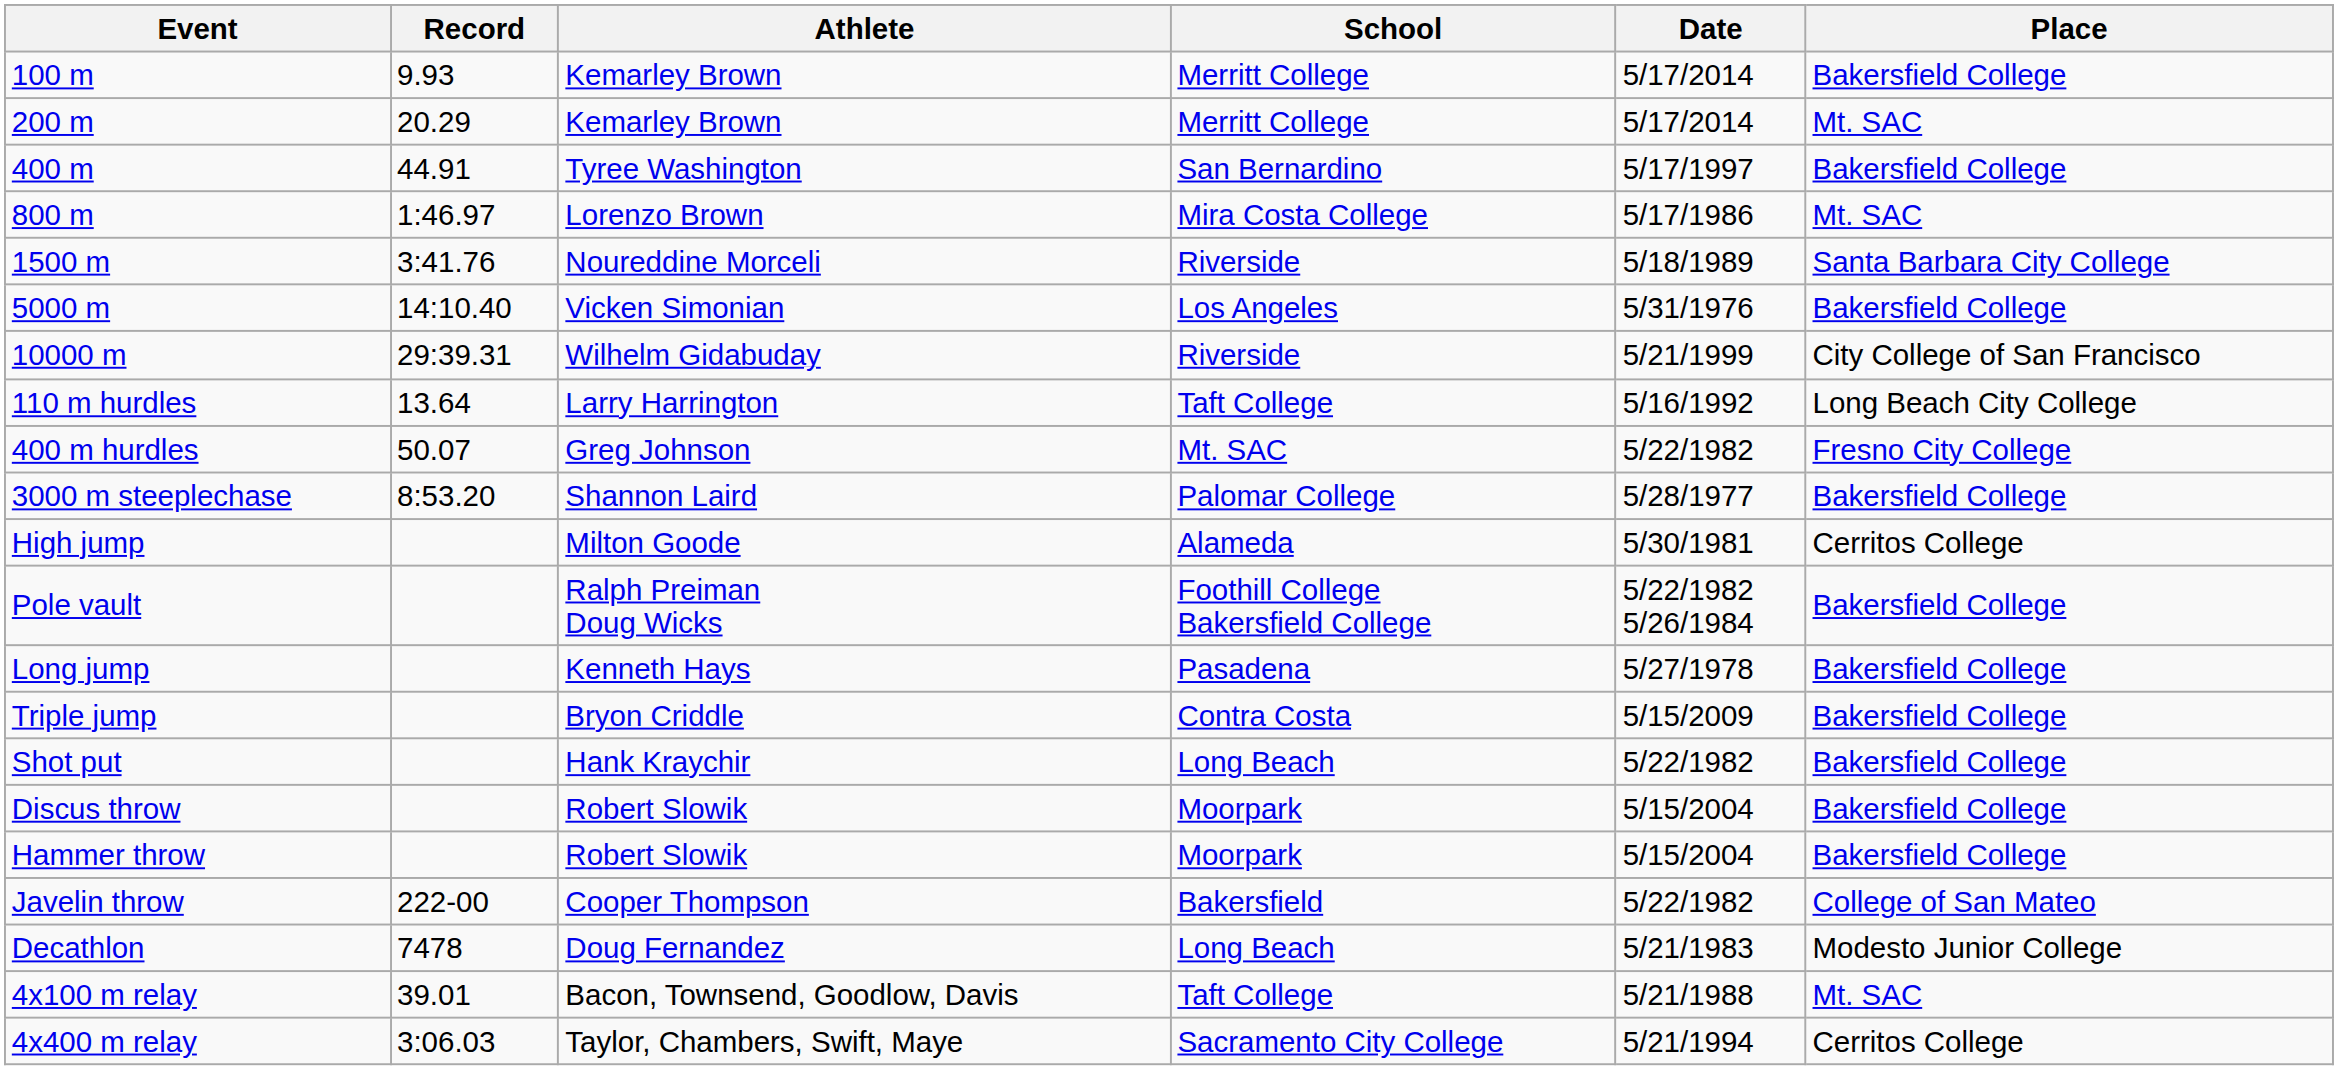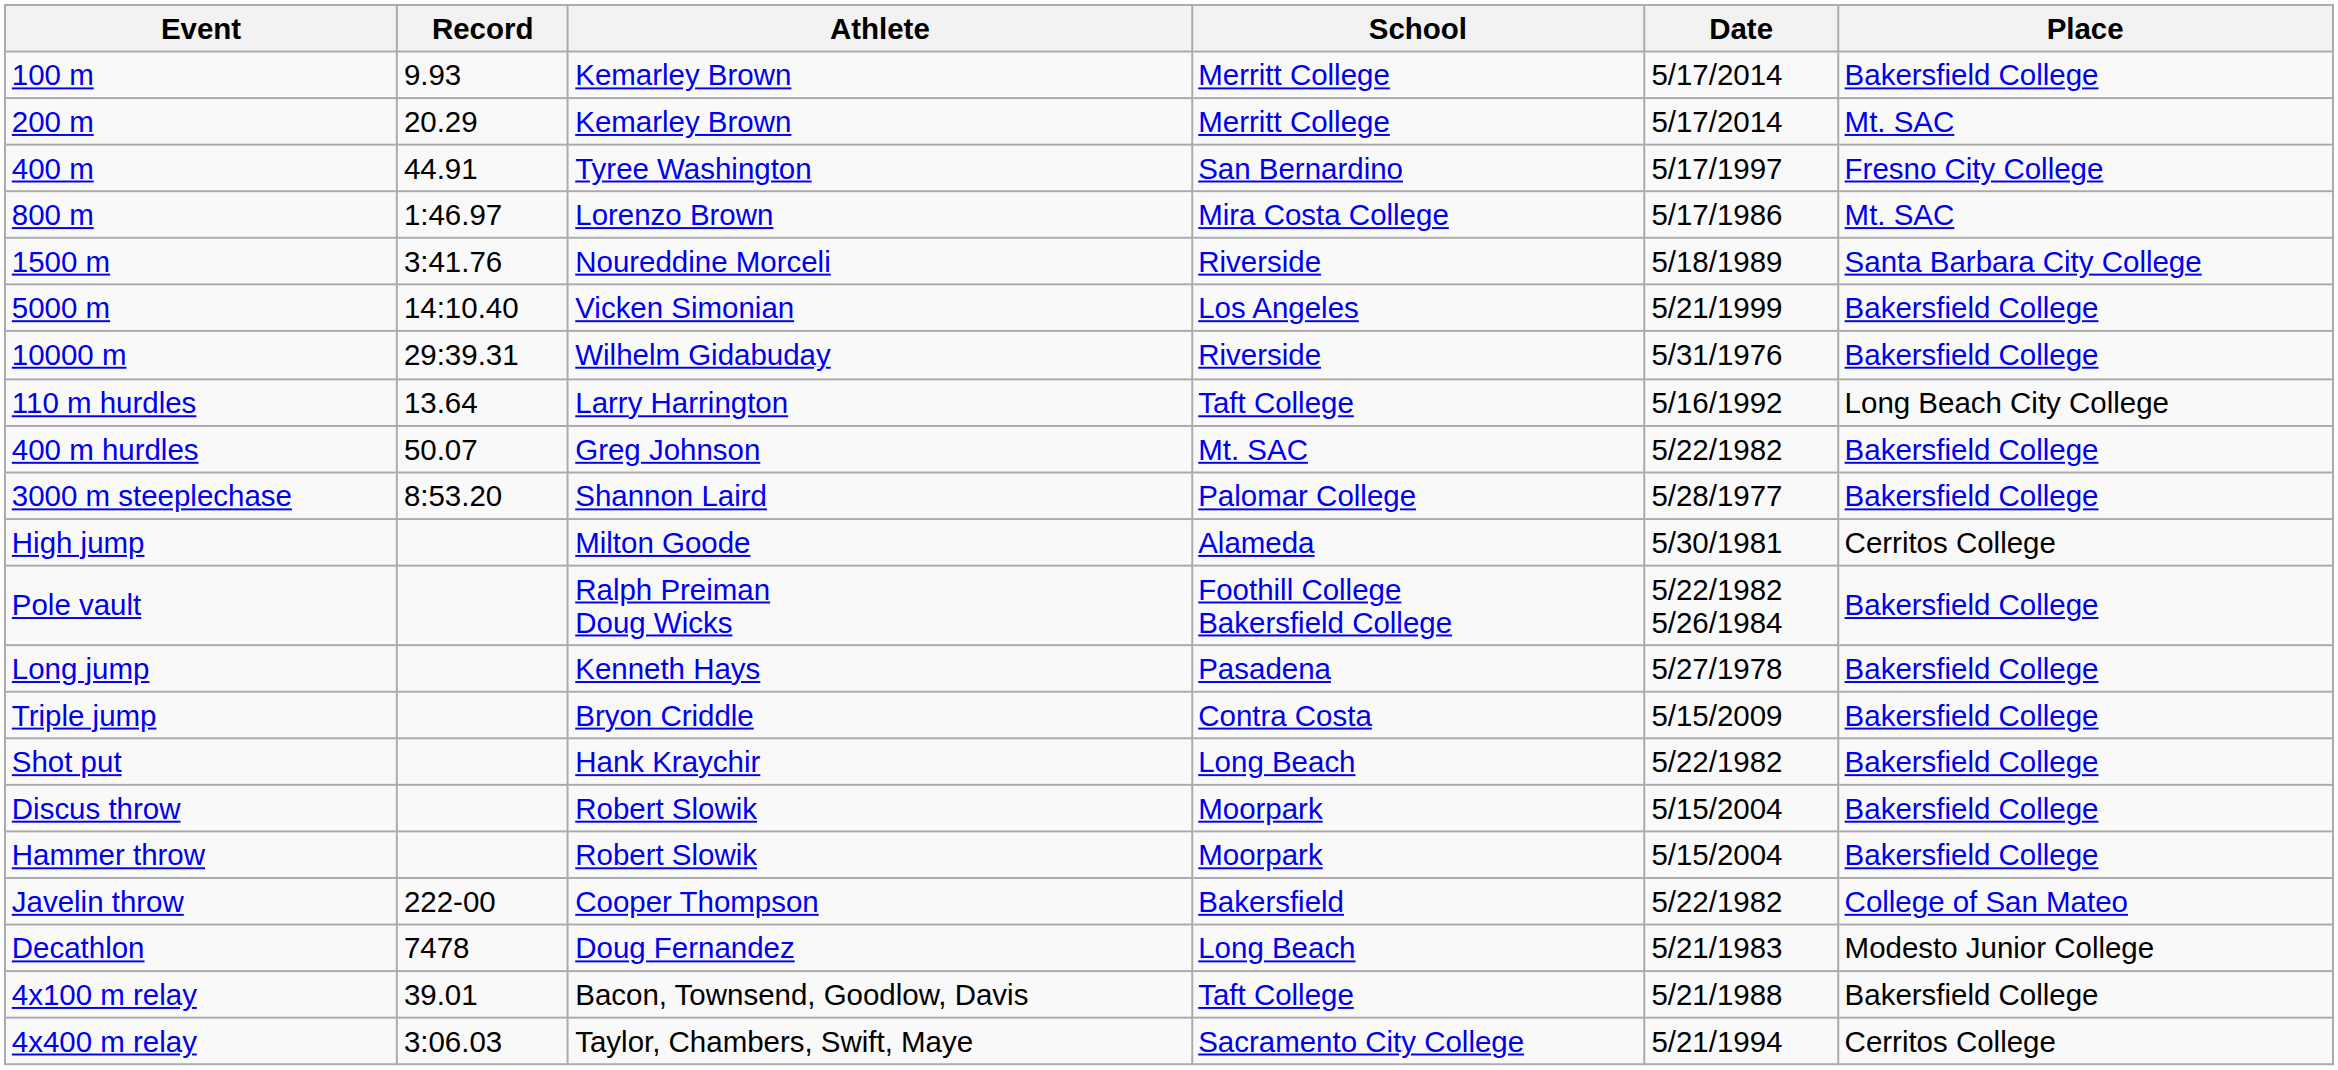(1939, 169) Bakersfield College -> (1974, 169) Fresno City College
(1688, 309) 5/31/1976 -> (1717, 309) 5/21/1999
(1688, 355) 5/21/1999 -> (1717, 355) 5/31/1976
(2007, 355) City College of San Francisco -> (1972, 355) Bakersfield College
(1942, 449) Fresno City College -> (1972, 449) Bakersfield College
(1867, 995) Mt. SAC -> (1972, 995) Bakersfield College
